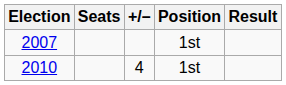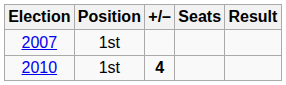columns swapped: (99, 17) <-> (189, 17)
(139, 67) normal -> (160, 67) bold
